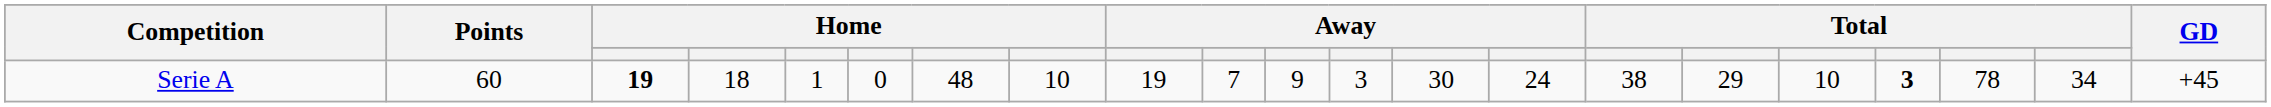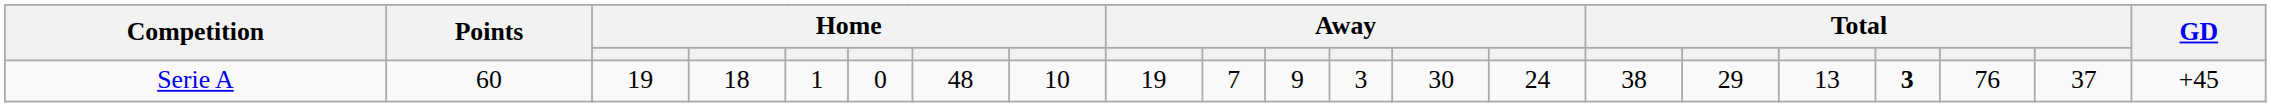(640, 80) bold -> (640, 80) normal
(1827, 80) 10 -> (1827, 80) 13
(1987, 80) 78 -> (1987, 80) 76
(2084, 80) 34 -> (2084, 80) 37
